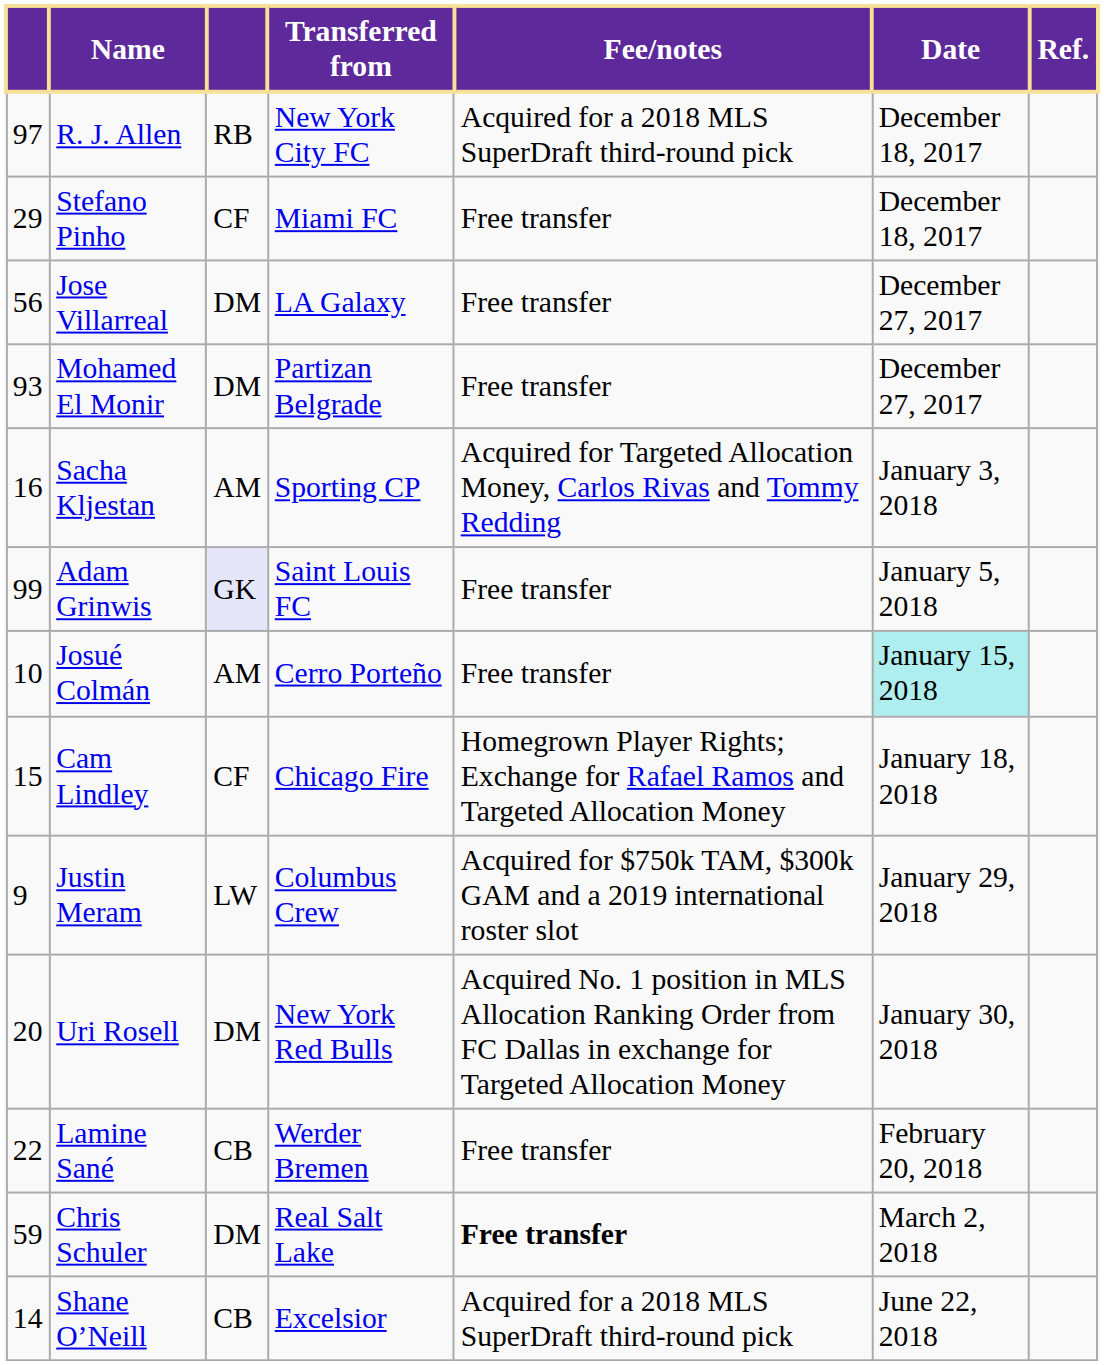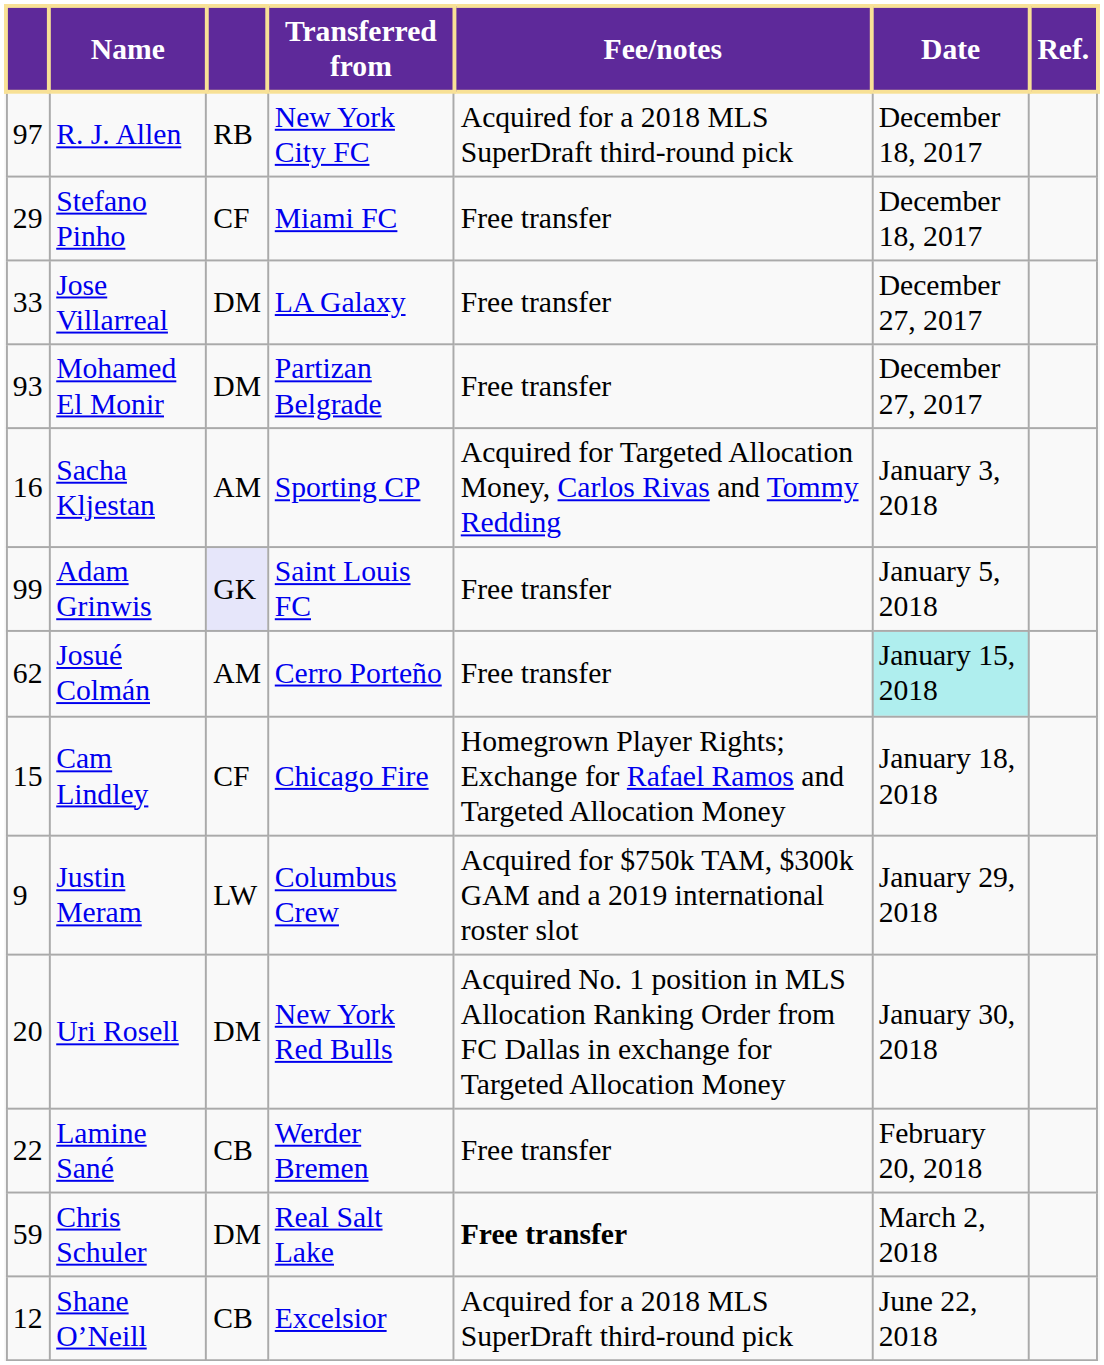(28, 302) 56 -> (28, 302) 33
(28, 673) 10 -> (28, 673) 62
(28, 1317) 14 -> (28, 1317) 12
